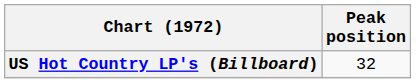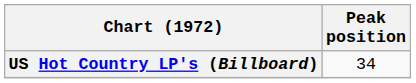(366, 65) 32 -> (366, 65) 34
